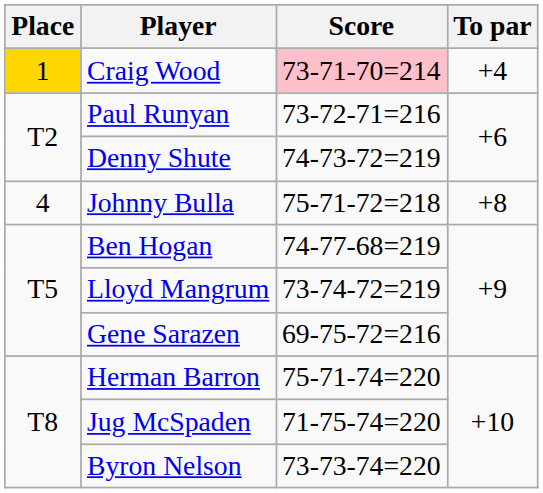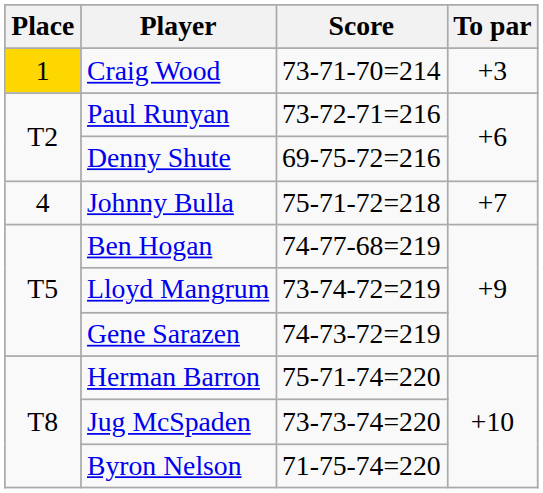(361, 70) pink background -> (361, 70) no background
(492, 70) +4 -> (492, 70) +3
(361, 158) 74-73-72=219 -> (361, 158) 69-75-72=216
(492, 202) +8 -> (492, 202) +7
(361, 333) 69-75-72=216 -> (361, 333) 74-73-72=219
(361, 421) 71-75-74=220 -> (361, 421) 73-73-74=220
(361, 465) 73-73-74=220 -> (361, 465) 71-75-74=220
